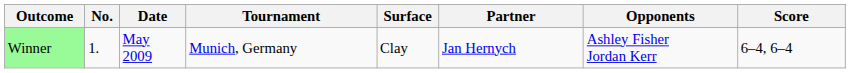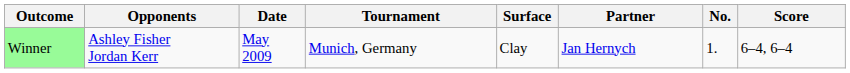columns swapped: (102, 16) <-> (660, 16)
